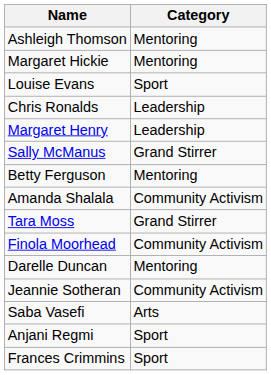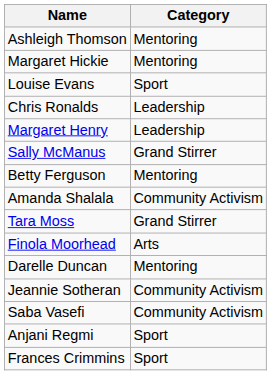(198, 244) Community Activism -> (146, 244) Arts
(146, 312) Arts -> (198, 312) Community Activism
